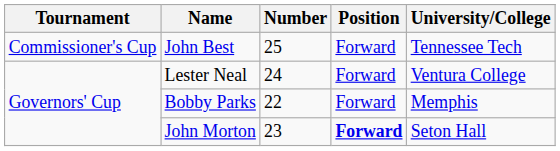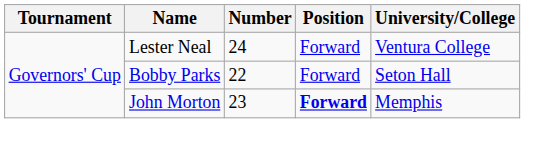- row: (199, 46)
(444, 103) Memphis -> (413, 74) Seton Hall
(448, 131) Seton Hall -> (409, 103) Memphis
